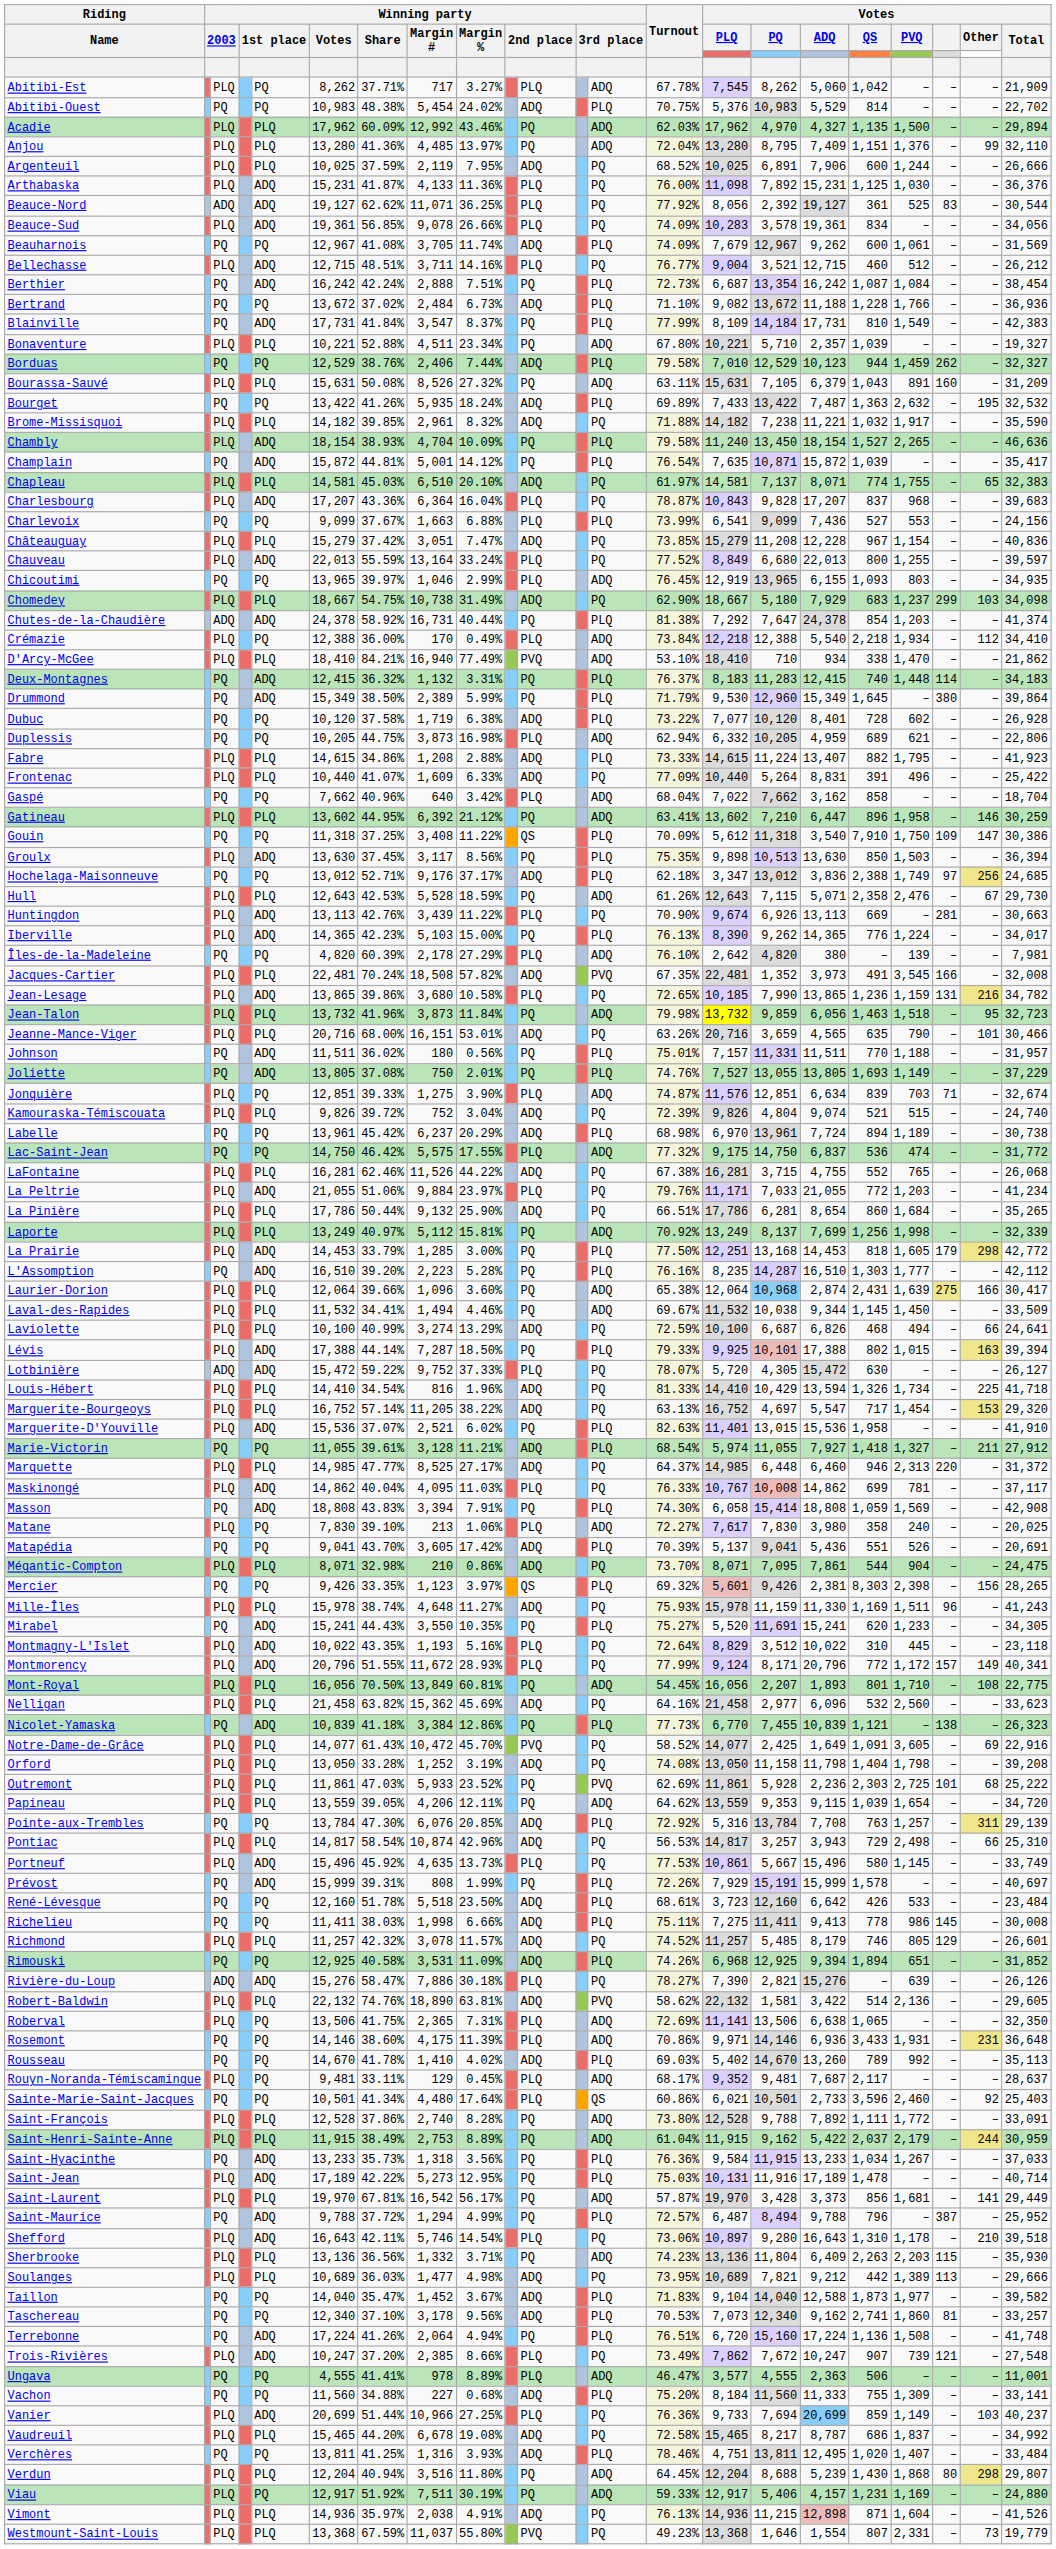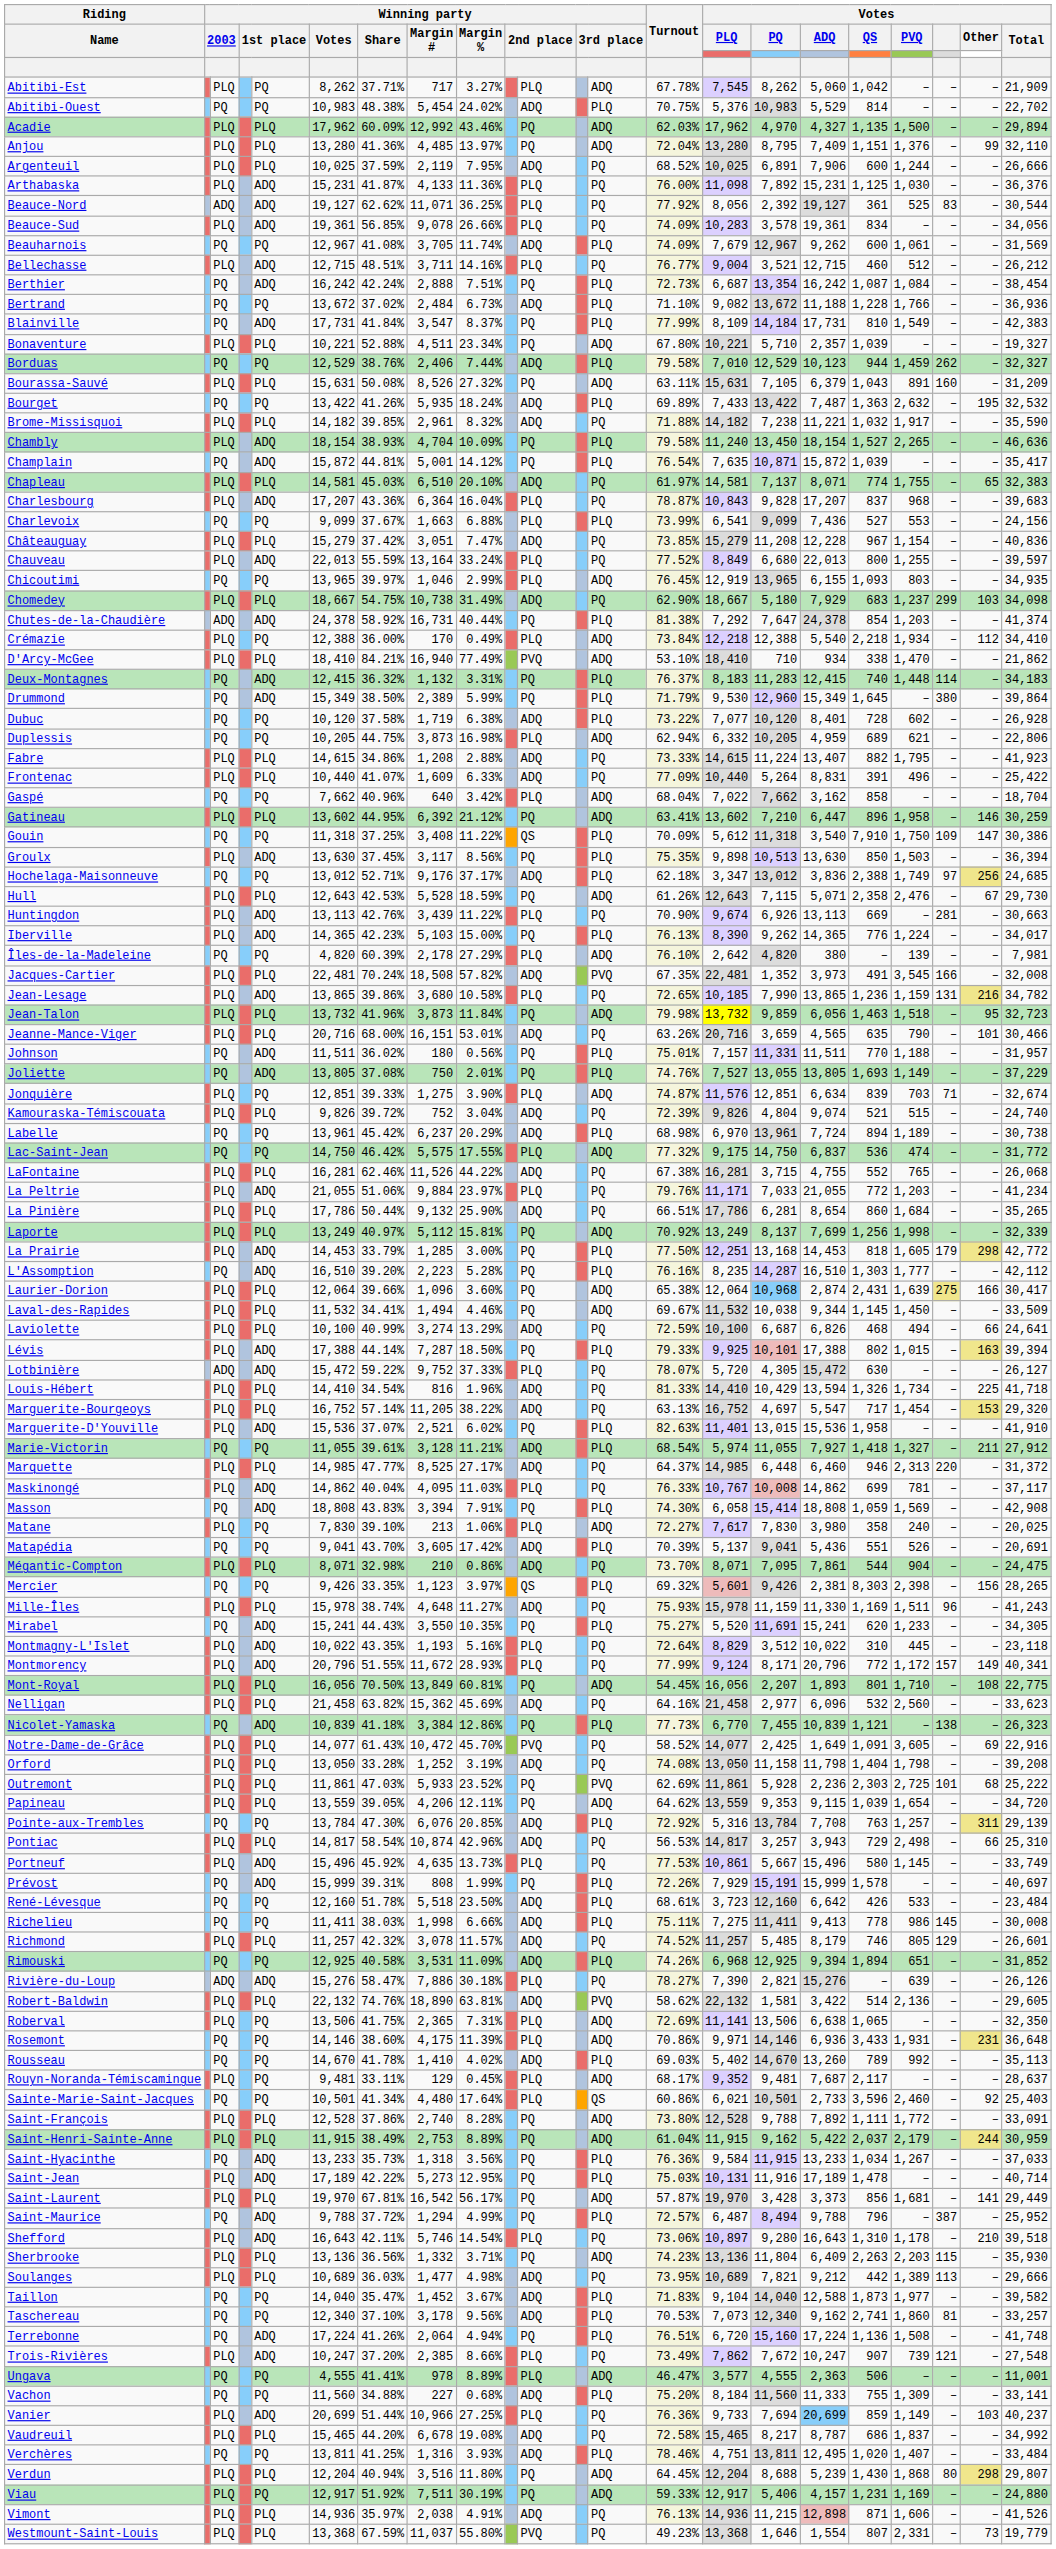(602, 759) PLQ -> (598, 759) PQ
(912, 2515) 1,604 -> (912, 2515) 1,606
